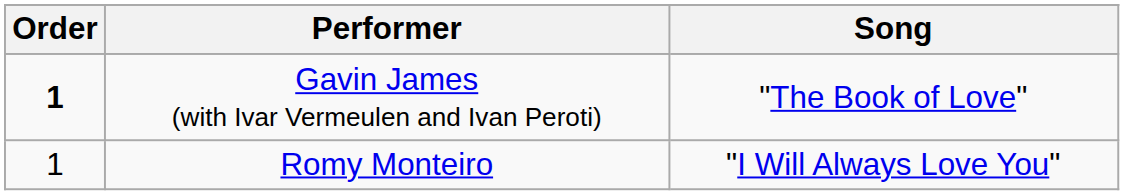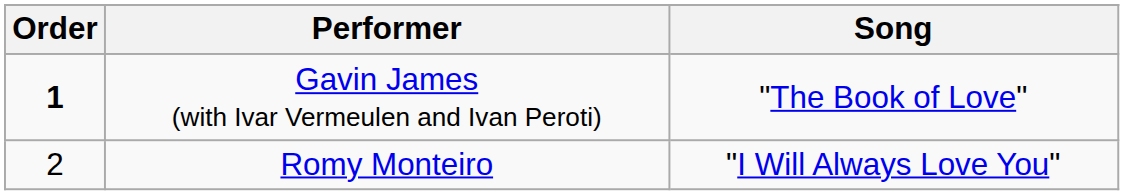(55, 164) 1 -> (55, 164) 2
